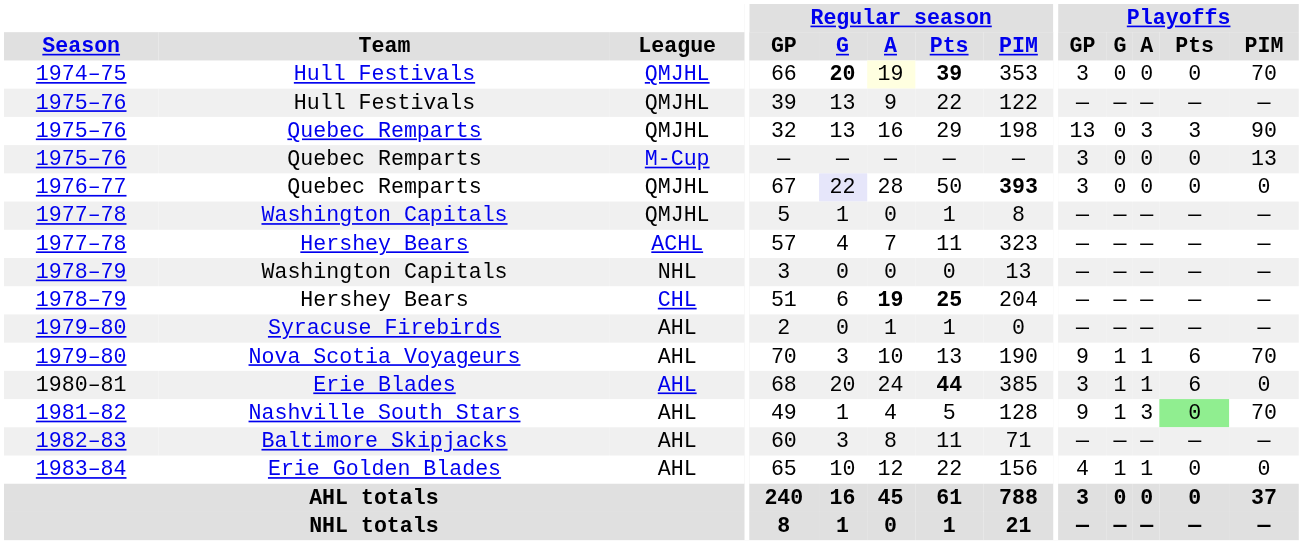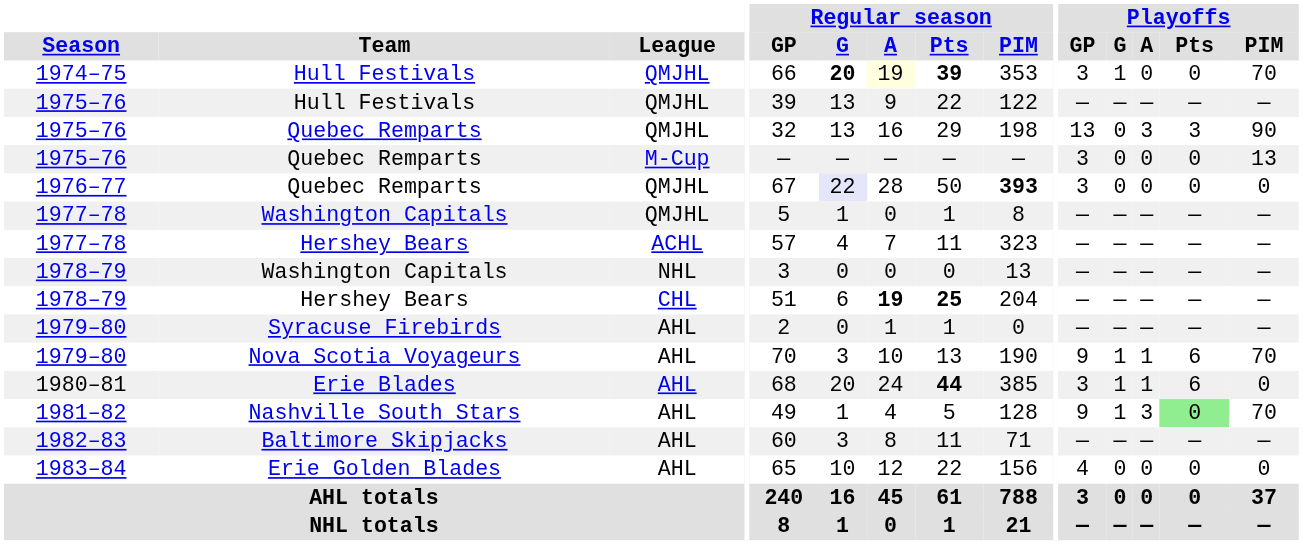(1120, 75) 0 -> (1120, 75) 1
(1120, 470) 1 -> (1120, 470) 0
(1147, 470) 1 -> (1147, 470) 0
